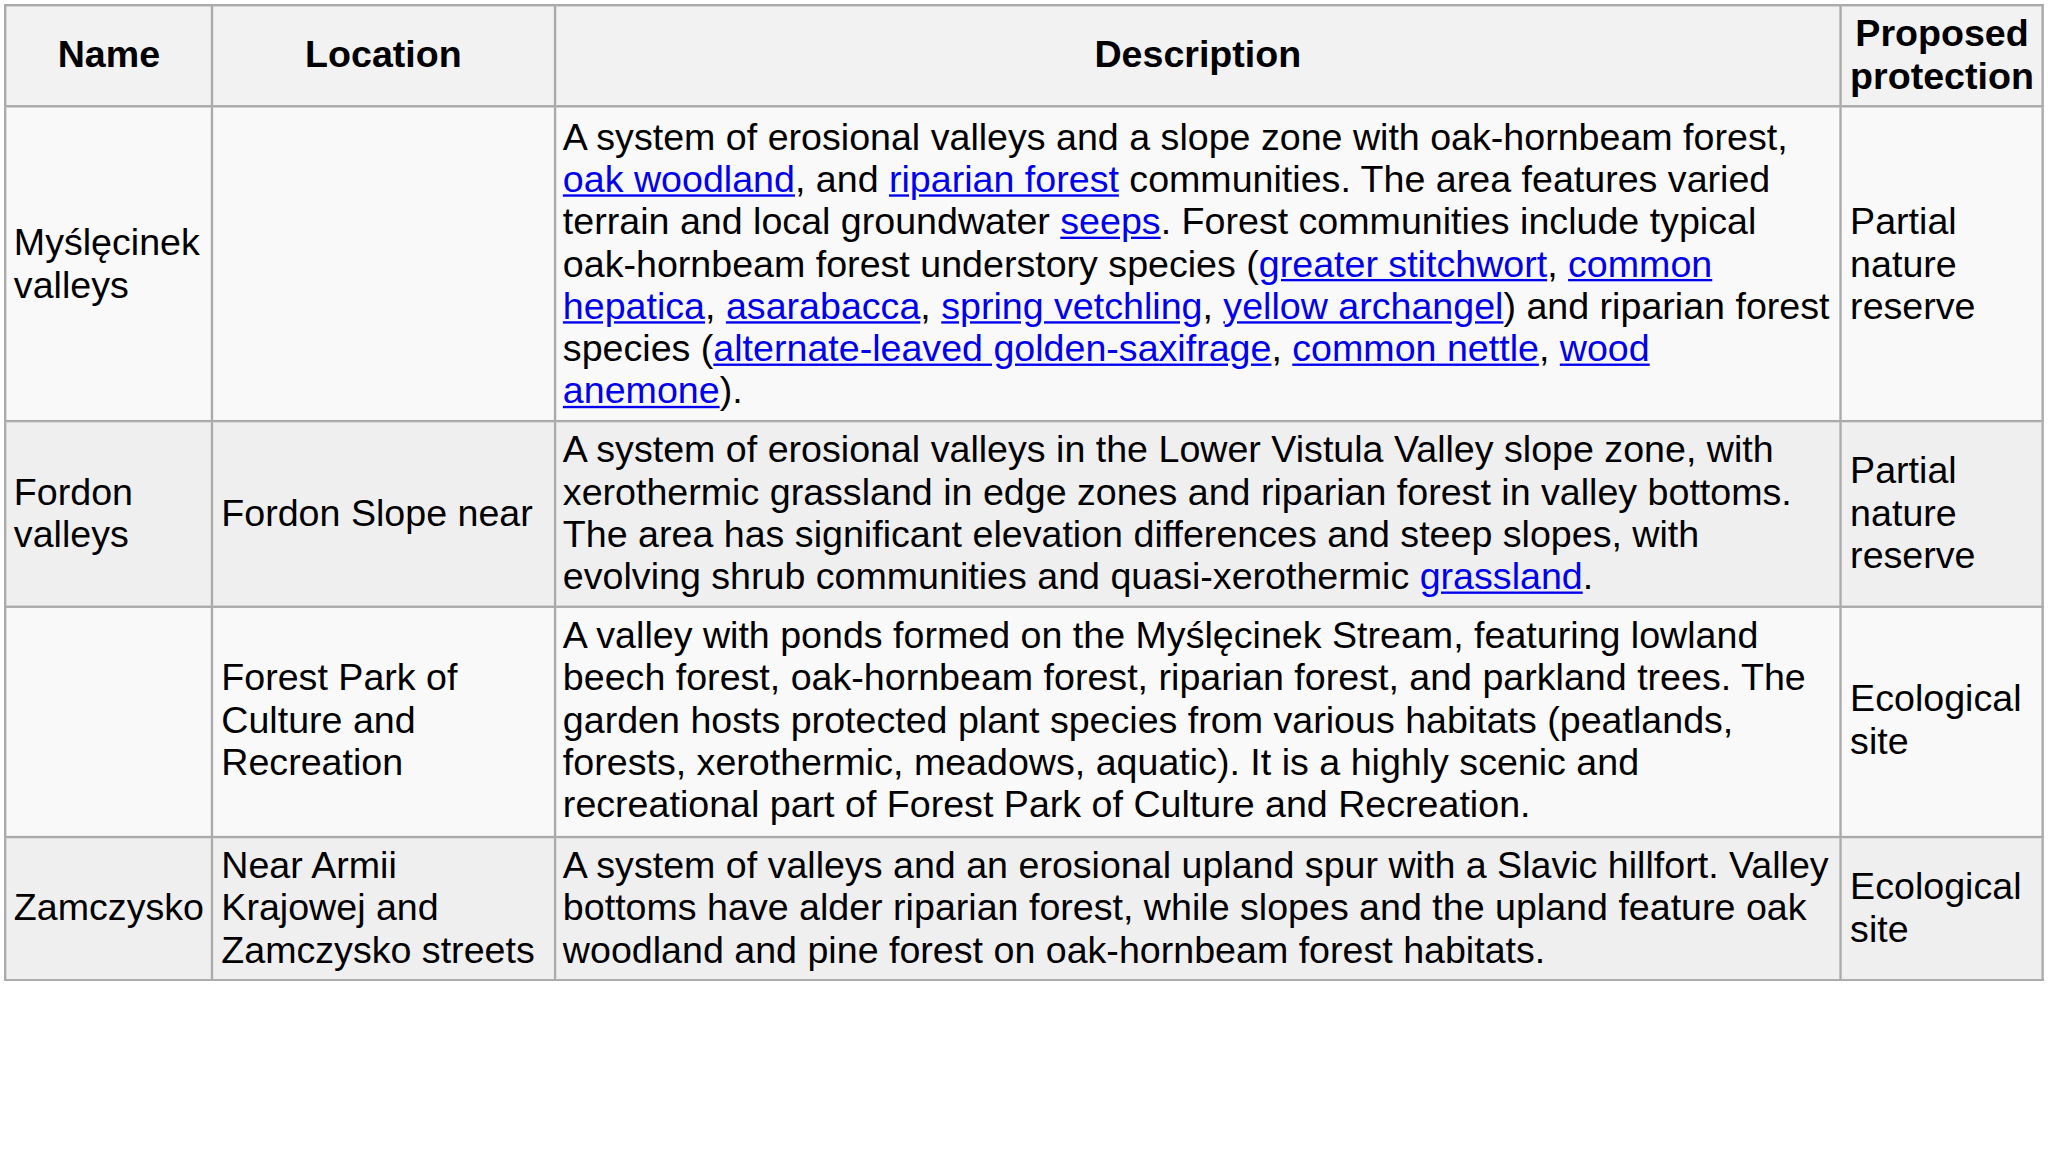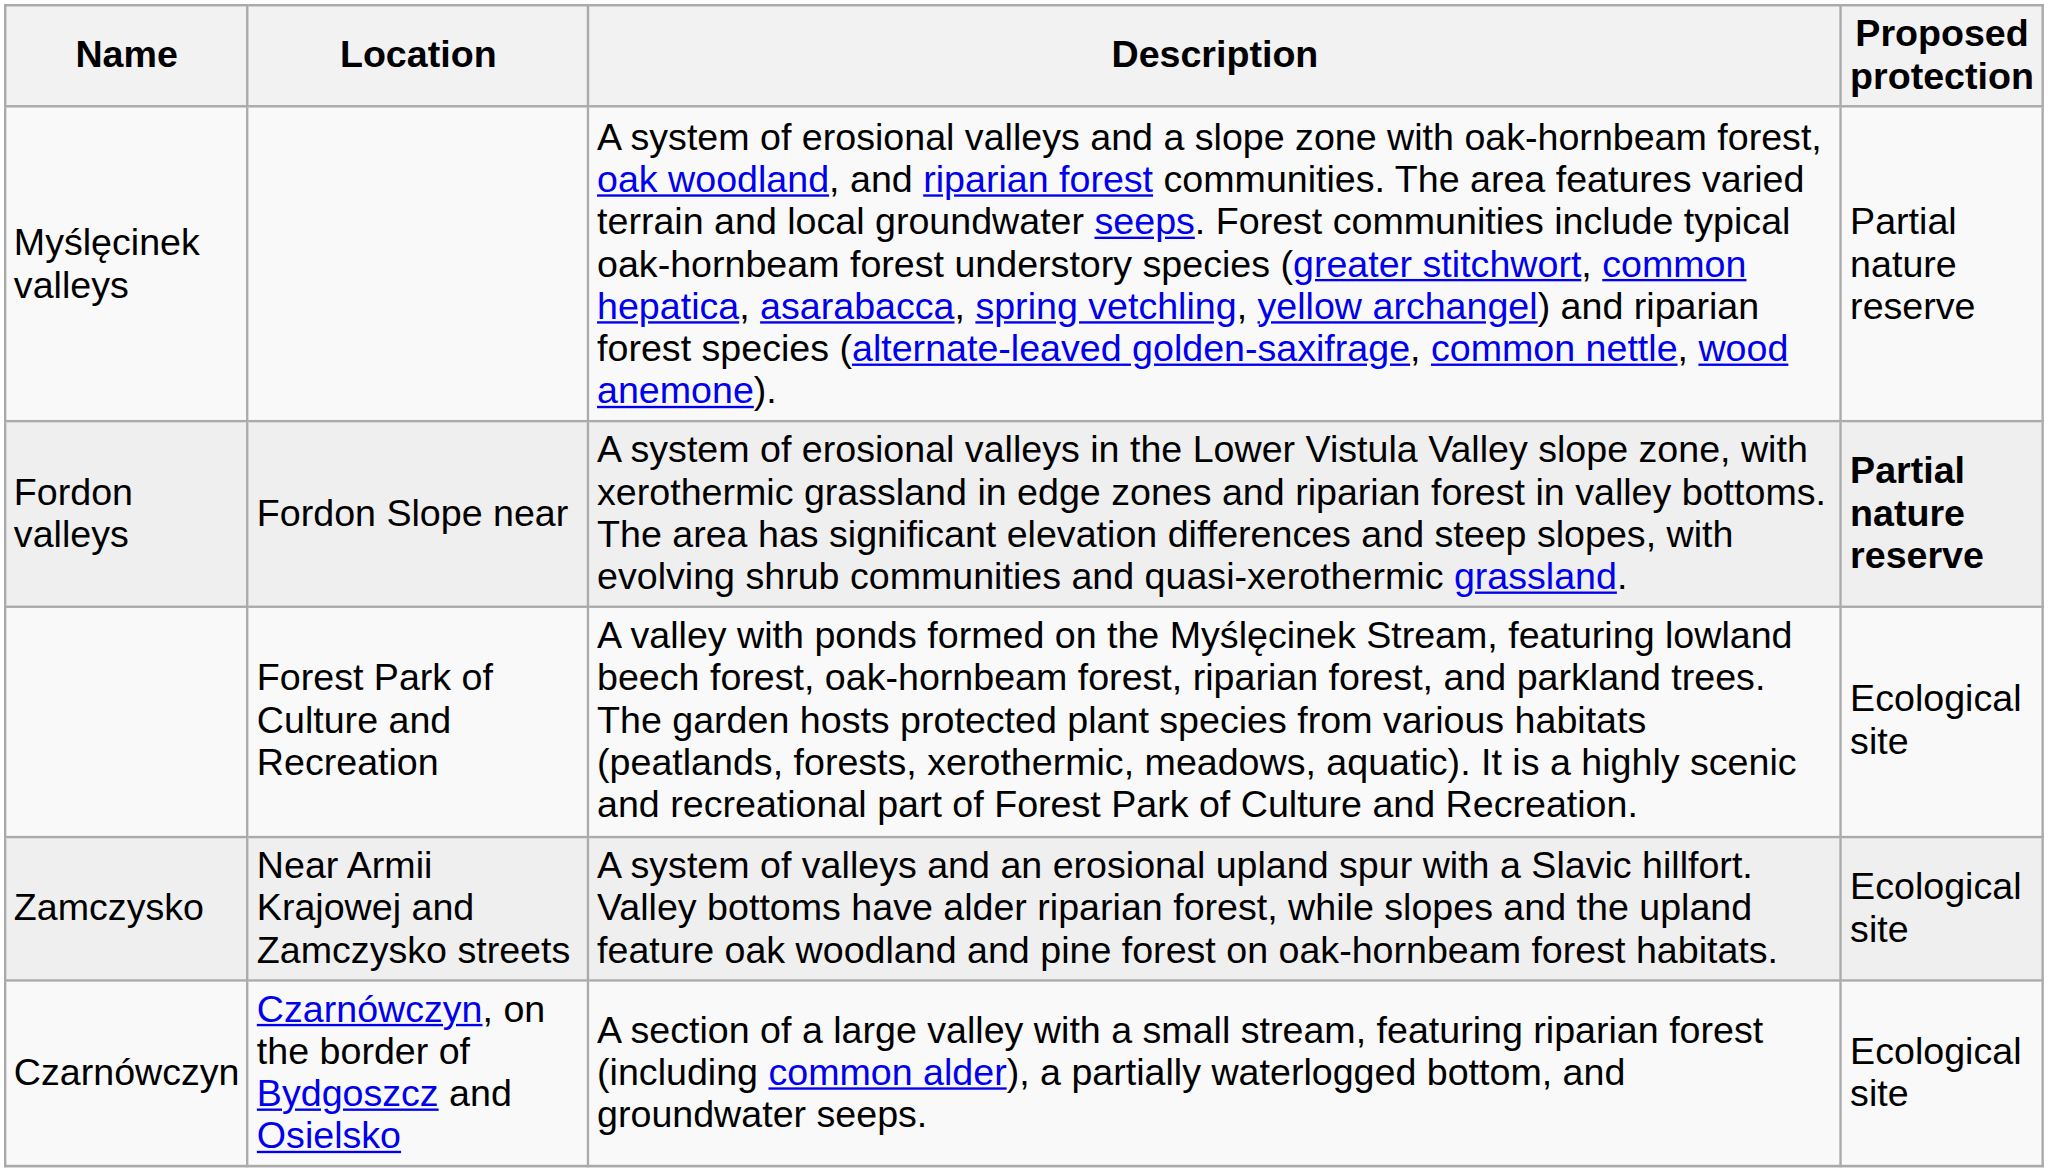(1913, 513) normal -> (1917, 513) bold
+ row: (127, 1072)
